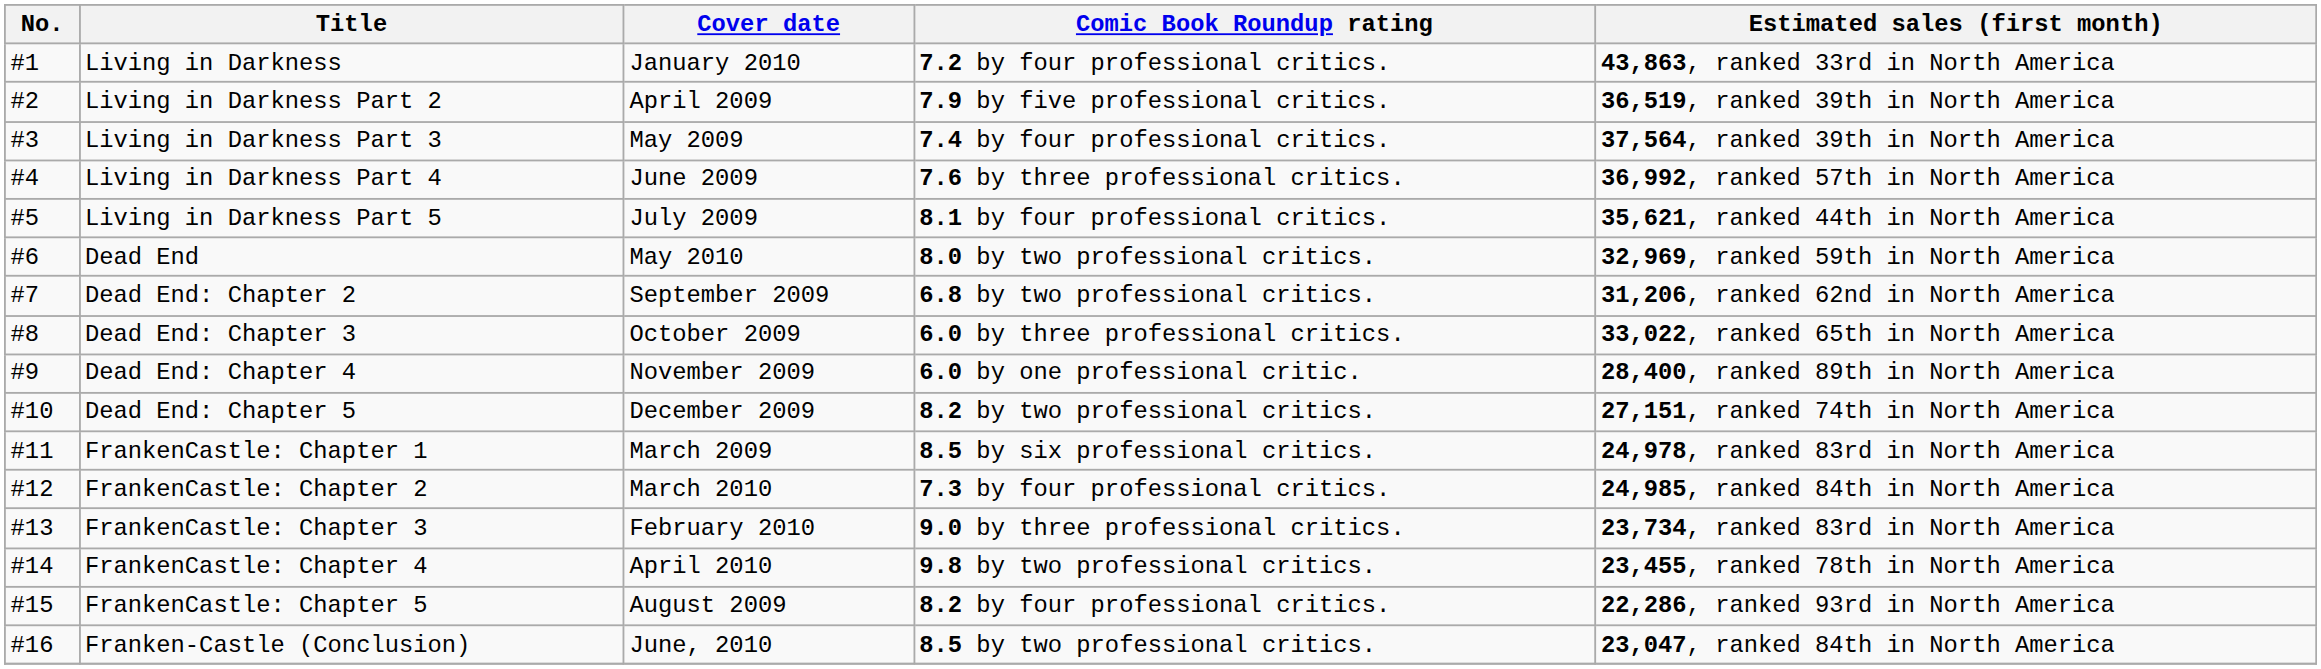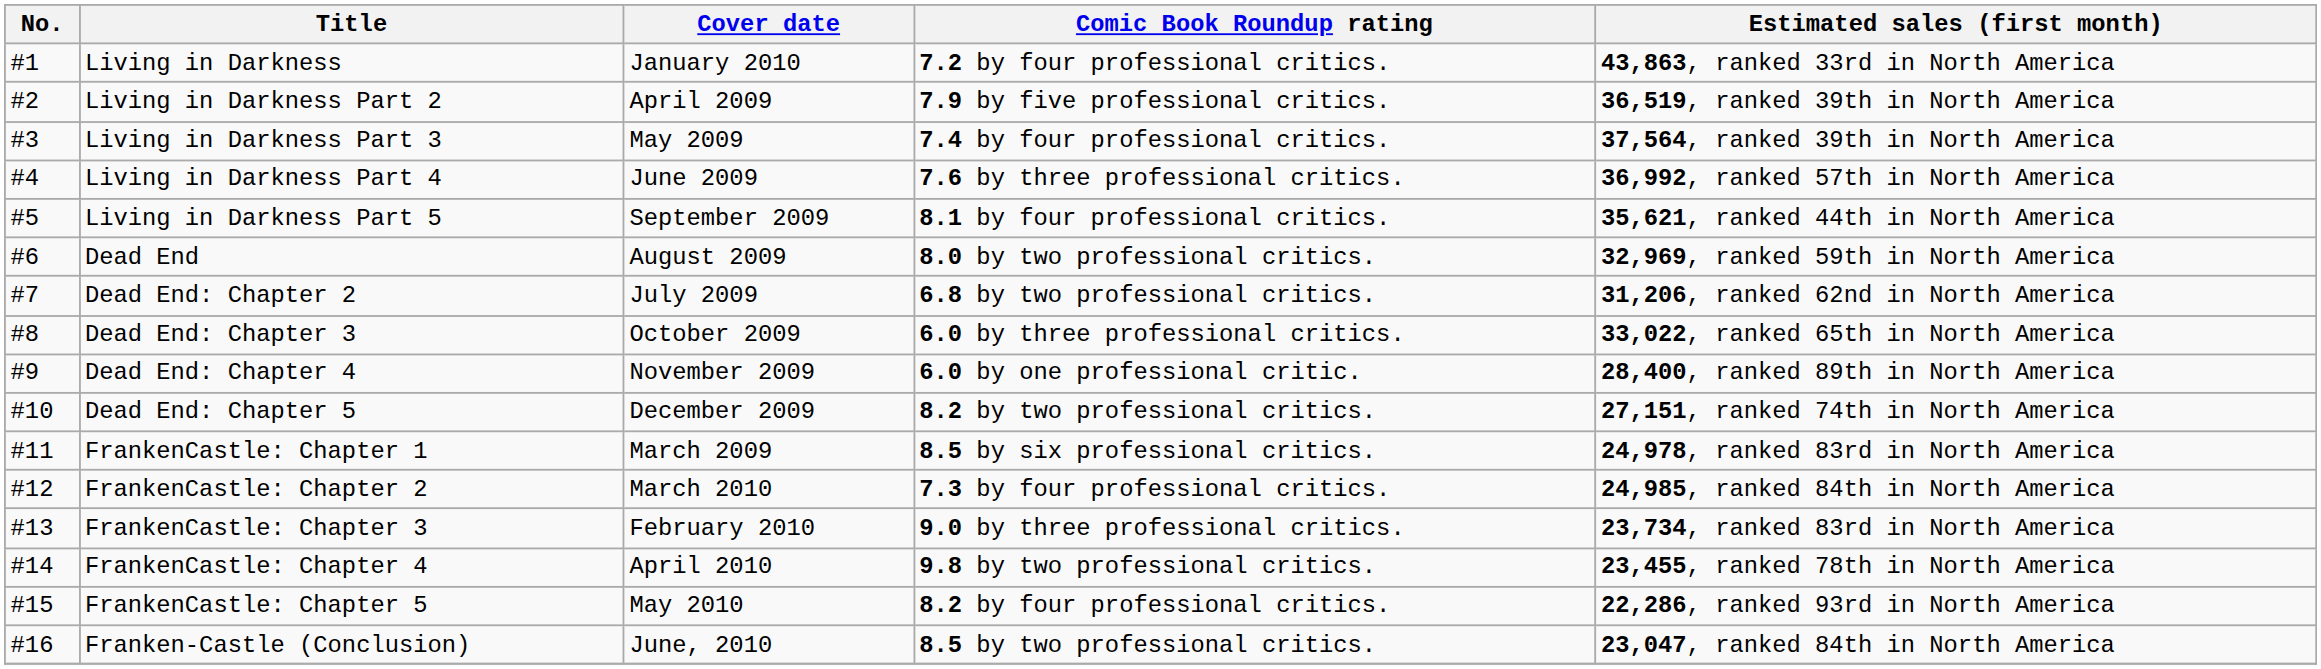(694, 218) July 2009 -> (729, 218) September 2009
(687, 257) May 2010 -> (708, 257) August 2009
(729, 296) September 2009 -> (694, 296) July 2009
(708, 606) August 2009 -> (687, 606) May 2010
